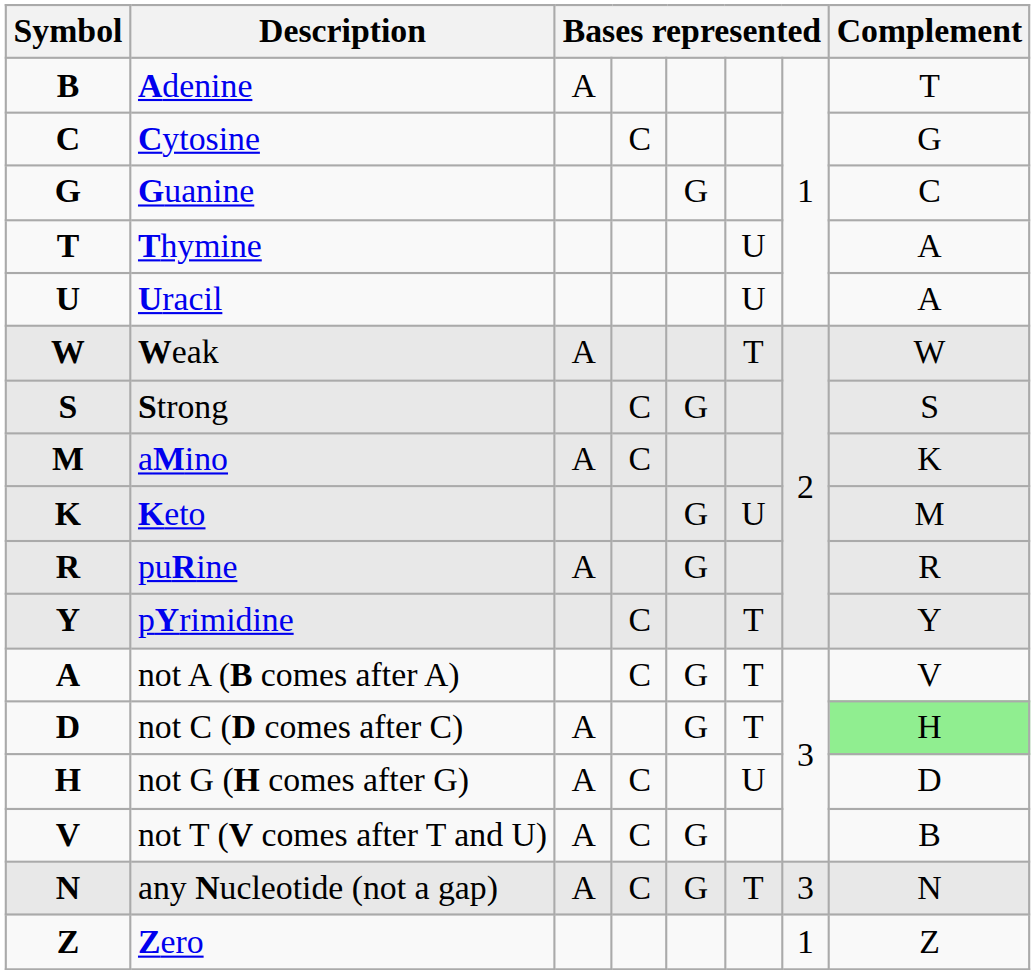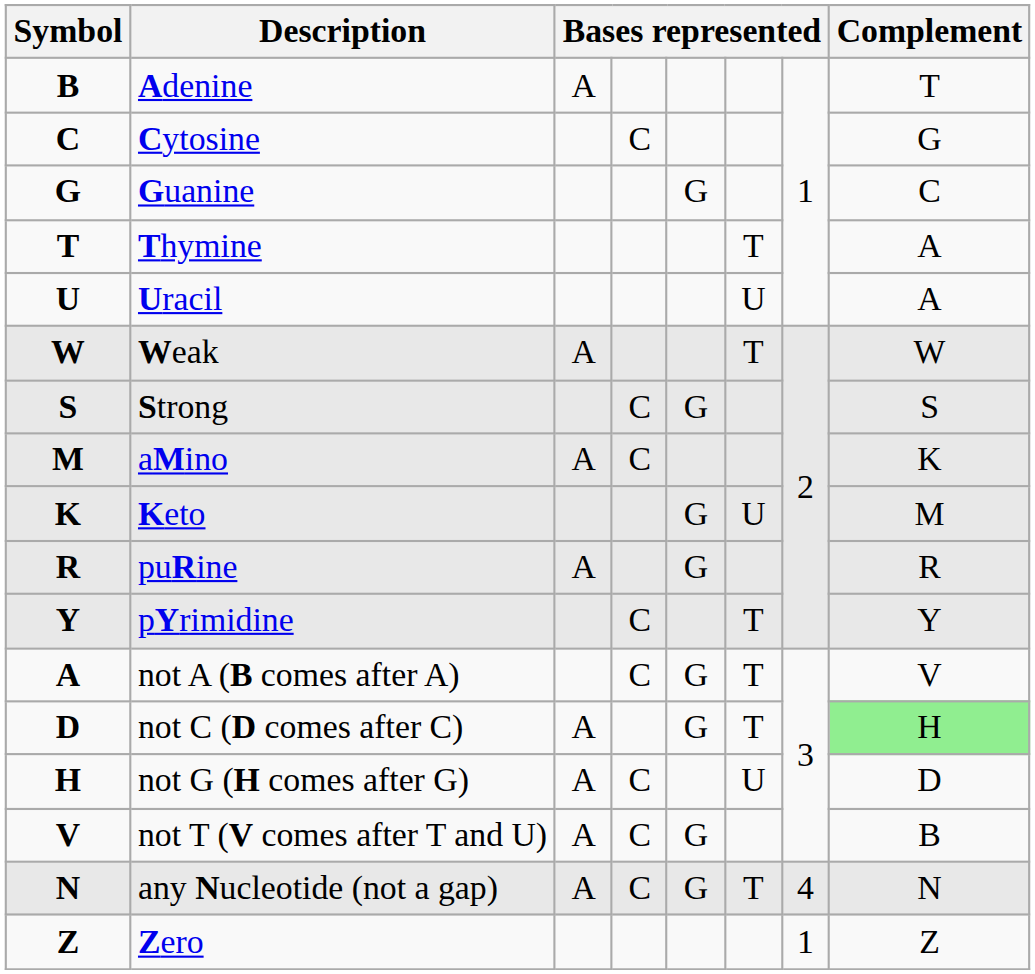(753, 245) U -> (753, 245) T
(806, 887) 3 -> (806, 887) 4
